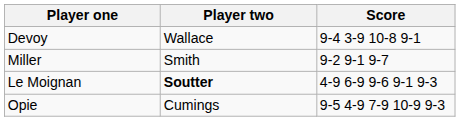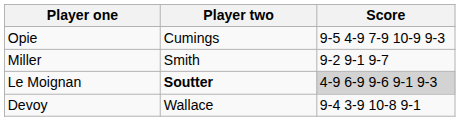rows swapped: (28, 37) <-> (23, 104)
(379, 82) no background -> (379, 82) lightgrey background
